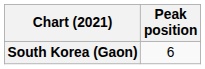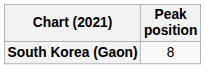(171, 52) 6 -> (171, 52) 8
